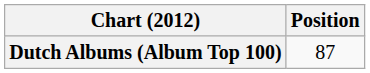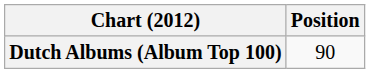(325, 52) 87 -> (325, 52) 90
